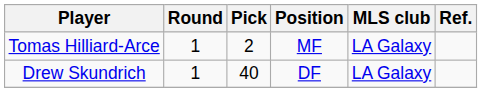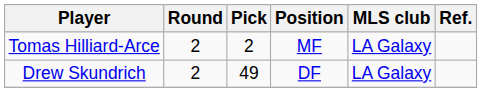(195, 45) 1 -> (195, 45) 2
(195, 73) 1 -> (195, 73) 2
(249, 73) 40 -> (249, 73) 49
